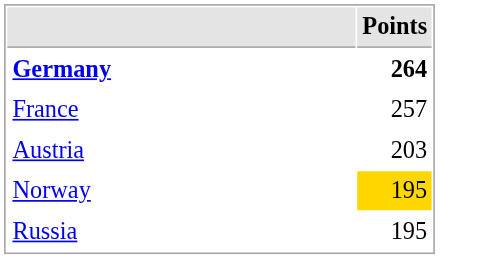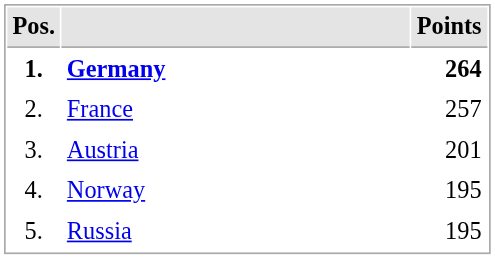+ column: (34, 26)
(409, 149) 203 -> (463, 149) 201
(409, 190) gold background -> (463, 190) no background
